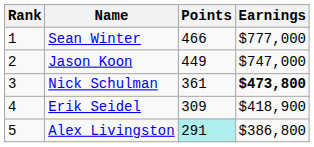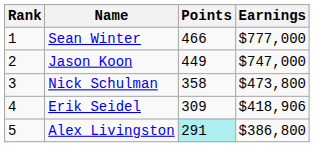(194, 85) 361 -> (194, 85) 358
(272, 85) bold -> (272, 85) normal
(272, 108) $418,900 -> (272, 108) $418,906
